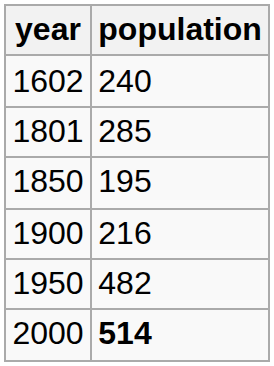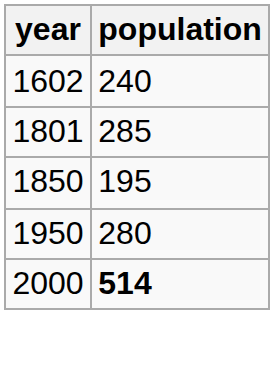- row: (48, 232)
(125, 283) 482 -> (125, 232) 280
